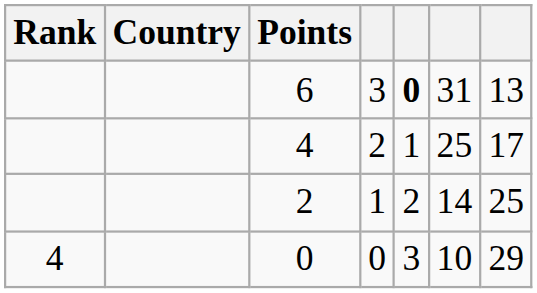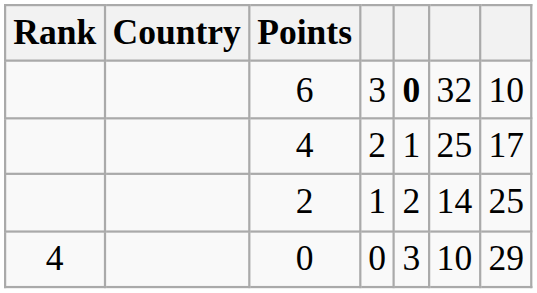(454, 88) 31 -> (454, 88) 32
(506, 88) 13 -> (506, 88) 10
